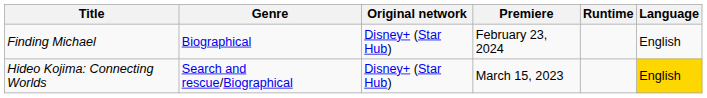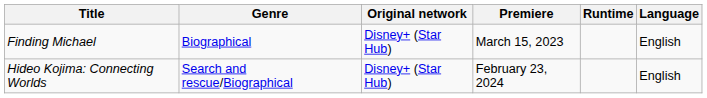(511, 41) February 23, 2024 -> (520, 41) March 15, 2023
(520, 75) March 15, 2023 -> (511, 75) February 23, 2024
(660, 75) gold background -> (660, 75) no background
